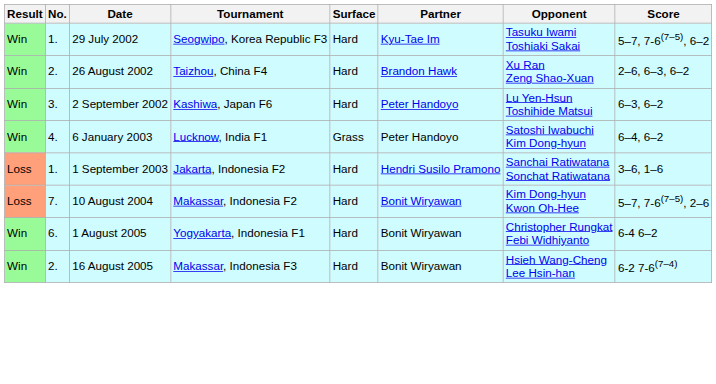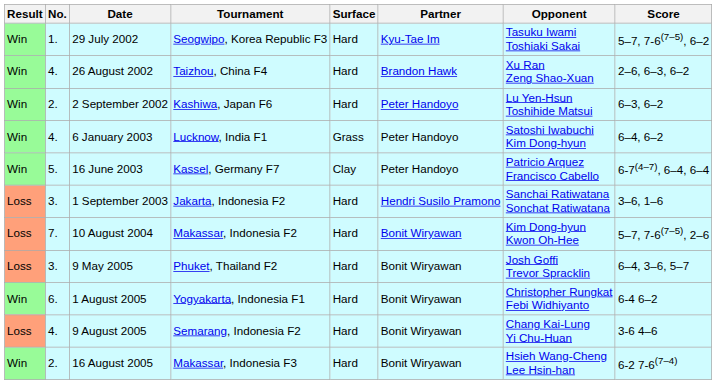(53, 71) 2. -> (53, 71) 4.
(53, 103) 3. -> (53, 103) 2.
+ row: (107, 168)
(53, 168) 1. -> (53, 201) 3.
+ row: (103, 265)
+ row: (109, 330)
